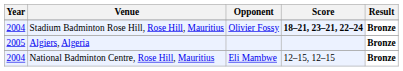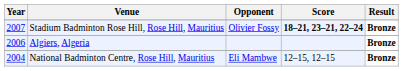(16, 28) 2004 -> (16, 28) 2007
(16, 43) 2005 -> (16, 43) 2006
